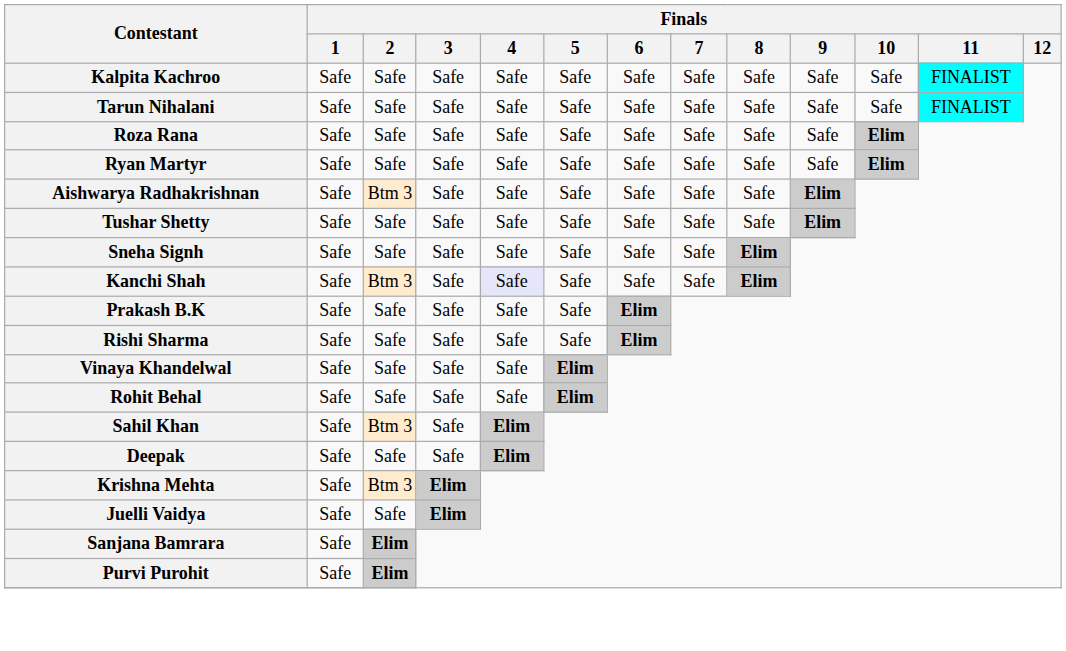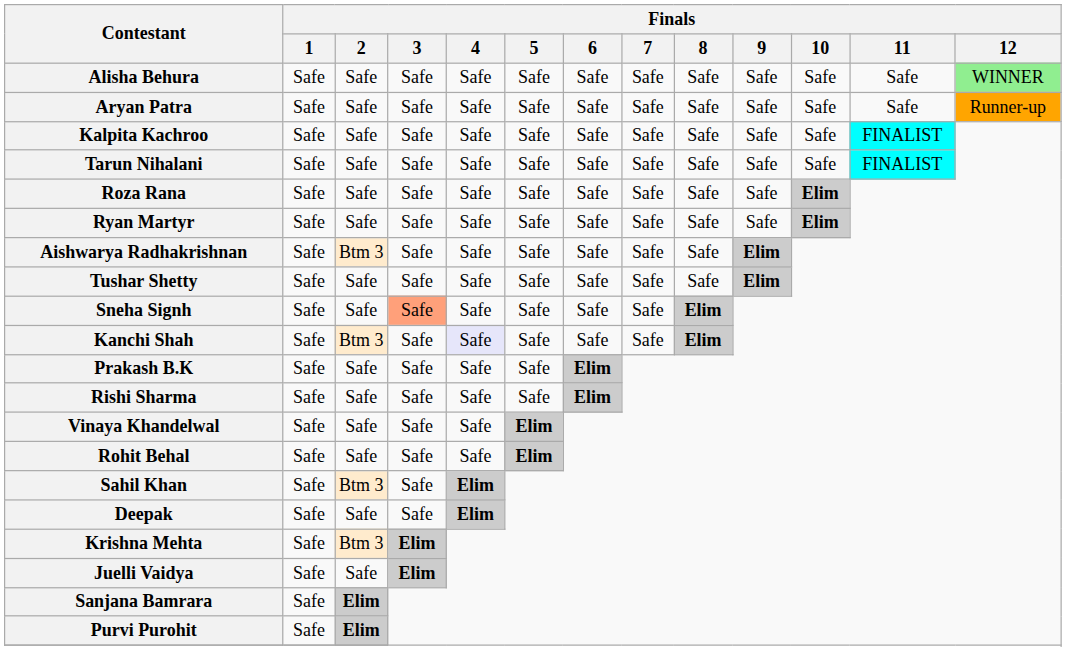+ row: (144, 77)
+ row: (144, 106)
(448, 251) no background -> (417, 310) lightsalmon background
